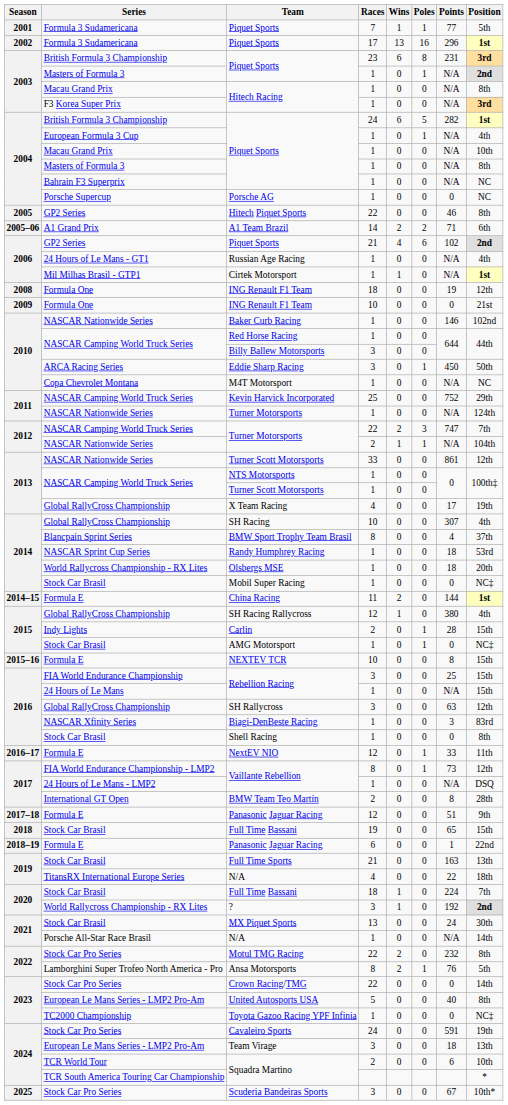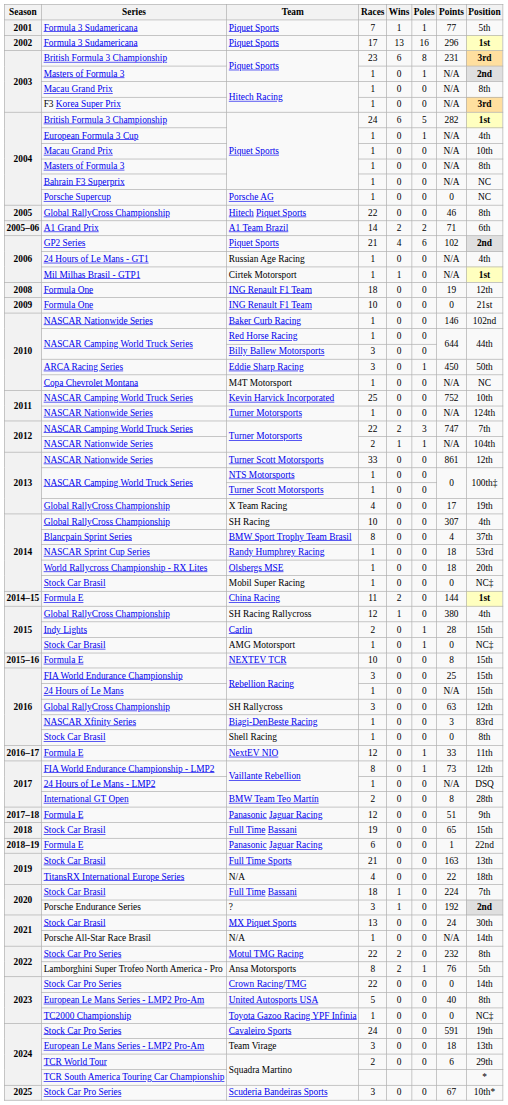(65, 213) GP2 Series -> (107, 213) Global RallyCross Championship
(484, 398) 29th -> (484, 398) 10th
(126, 907) World Rallycross Championship - RX Lites -> (92, 907) Porsche Endurance Series
(484, 1062) 10th -> (484, 1062) 29th
